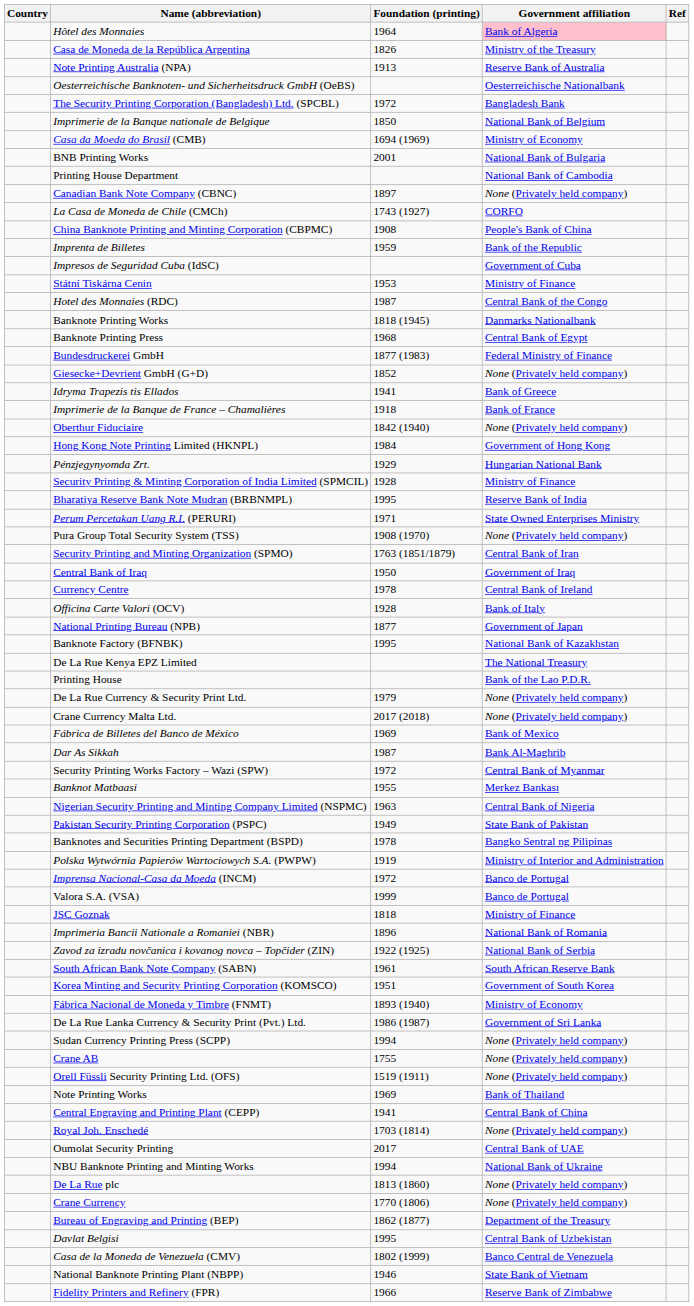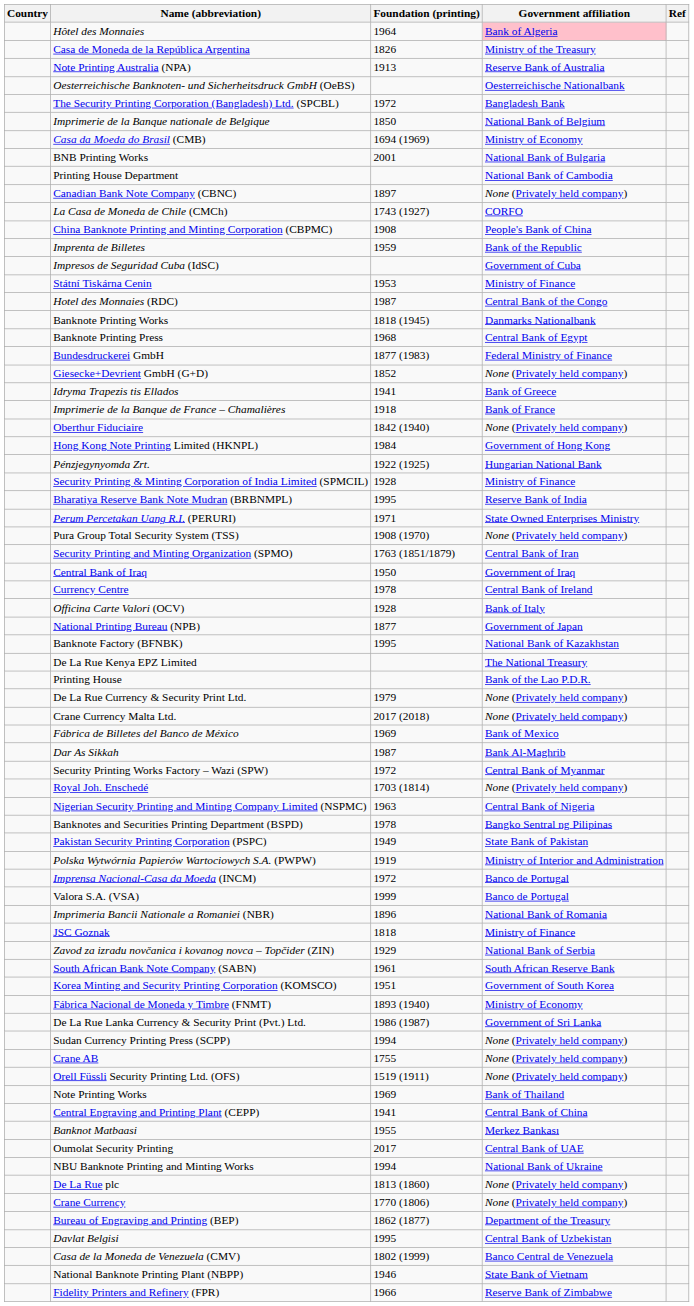(385, 463) 1929 -> (401, 463) 1922 (1925)
rows swapped: (101, 1130) <-> (95, 788)
rows swapped: (160, 824) <-> (178, 842)
rows swapped: (164, 932) <-> (81, 914)
(401, 950) 1922 (1925) -> (385, 950) 1929
